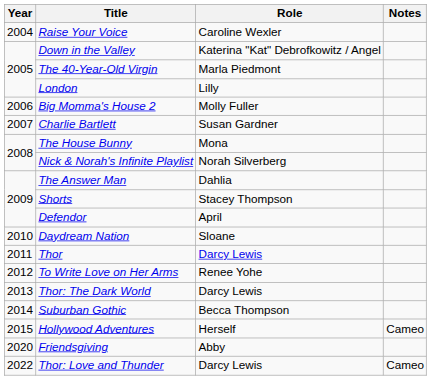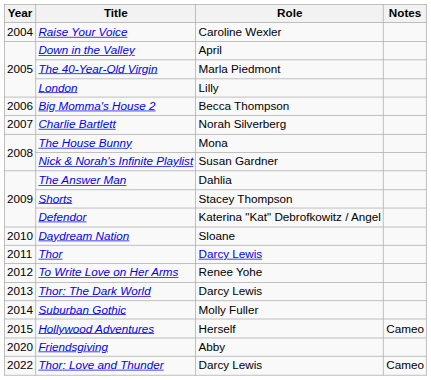(290, 50) Katerina "Kat" Debrofkowitz / Angel -> (210, 50) April
(228, 106) Molly Fuller -> (244, 106) Becca Thompson
(238, 124) Susan Gardner -> (242, 124) Norah Silverberg
(242, 161) Norah Silverberg -> (238, 161) Susan Gardner
(210, 217) April -> (290, 217) Katerina "Kat" Debrofkowitz / Angel
(244, 310) Becca Thompson -> (228, 310) Molly Fuller
